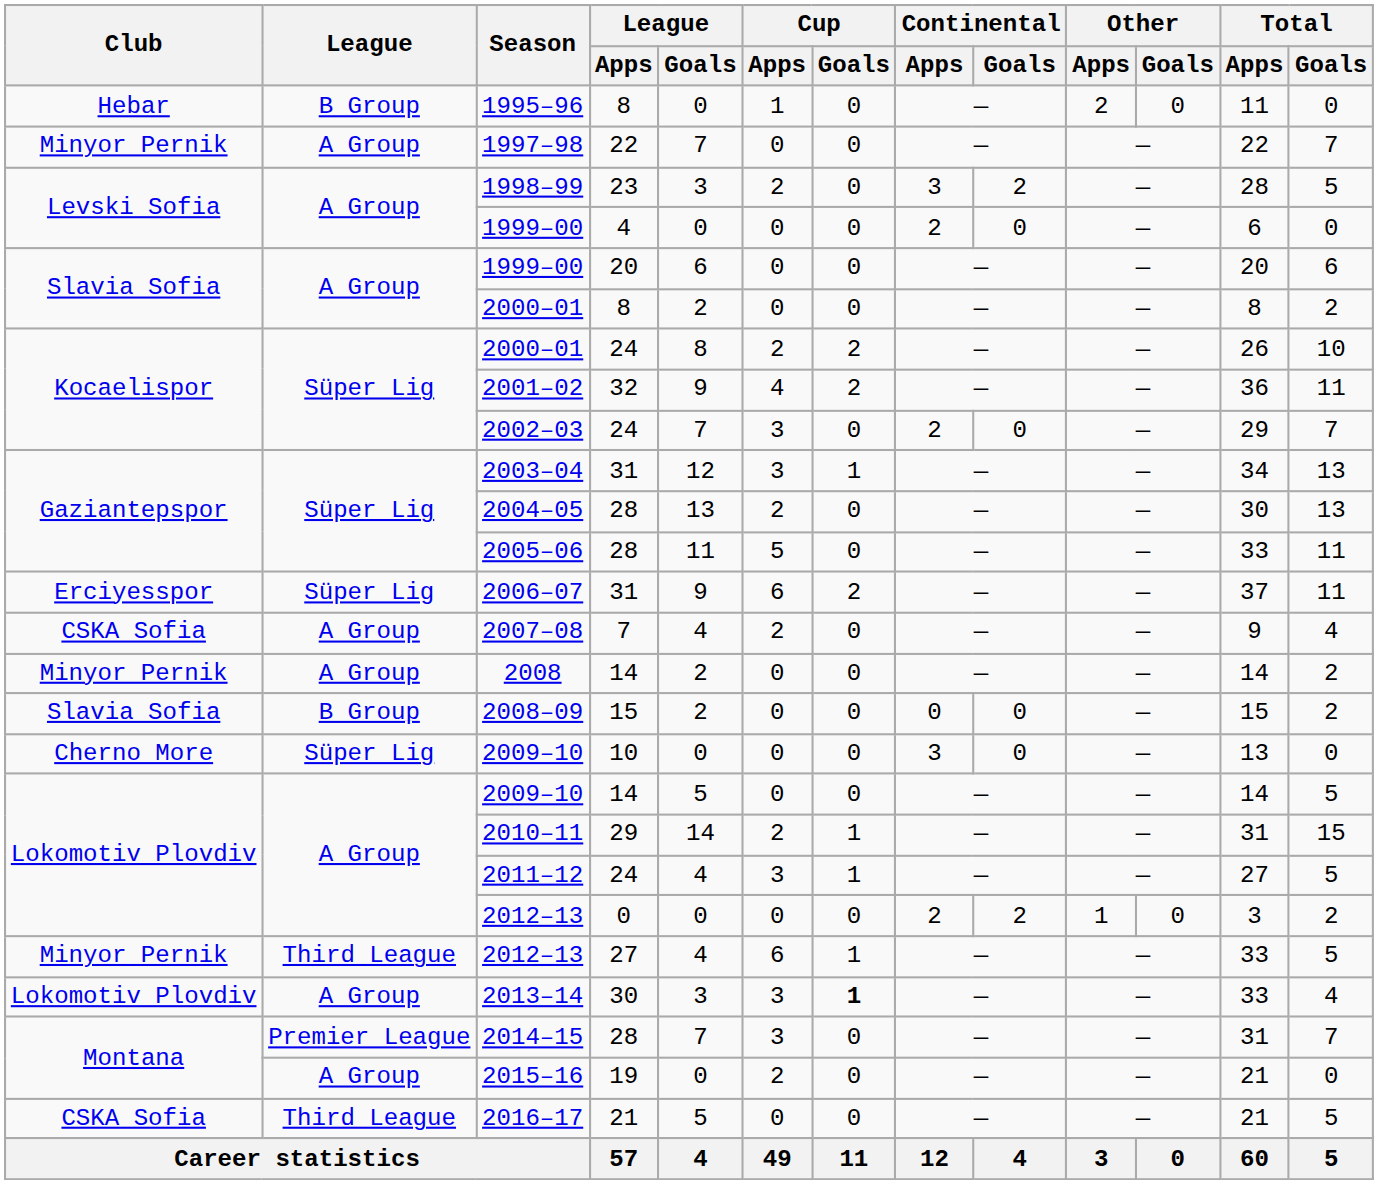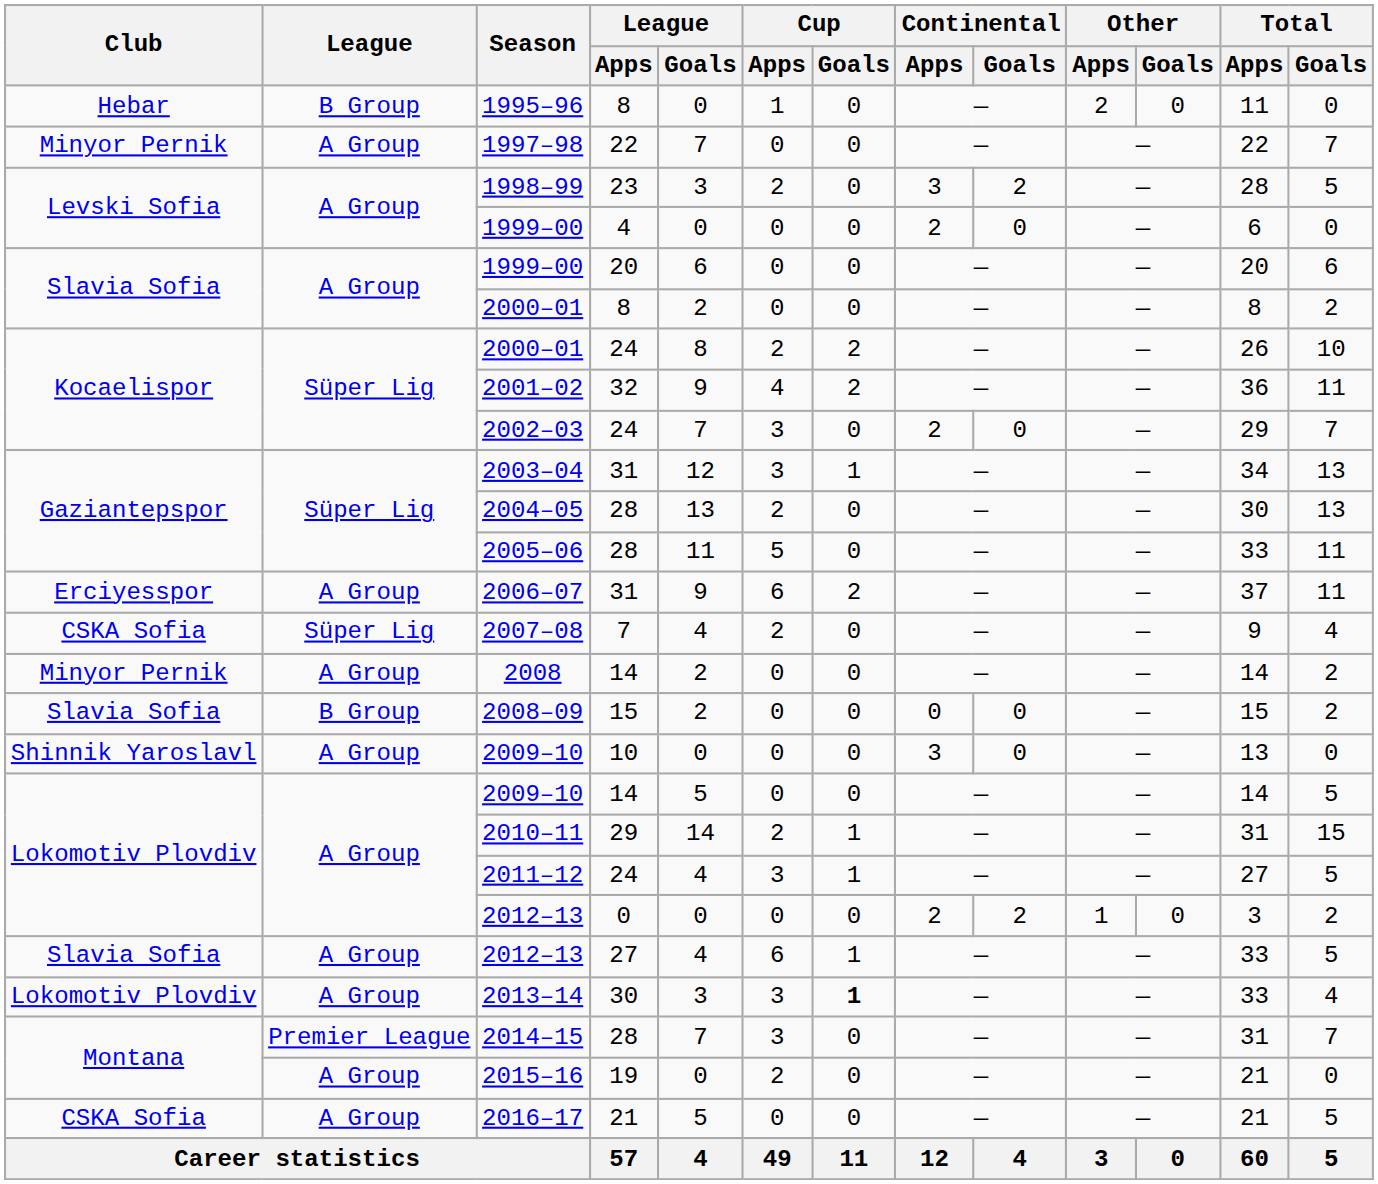(369, 592) Süper Lig -> (369, 592) A Group
(369, 632) A Group -> (369, 632) Süper Lig
(134, 754) Cherno More -> (134, 754) Shinnik Yaroslavl
(369, 754) Süper Lig -> (369, 754) A Group
(134, 956) Minyor Pernik -> (134, 956) Slavia Sofia
(369, 956) Third League -> (369, 956) A Group
(369, 1118) Third League -> (369, 1118) A Group
